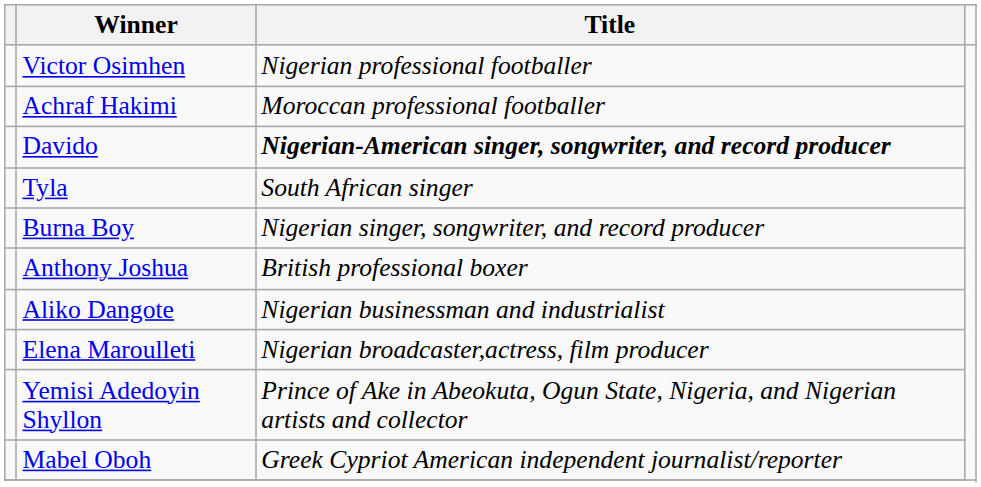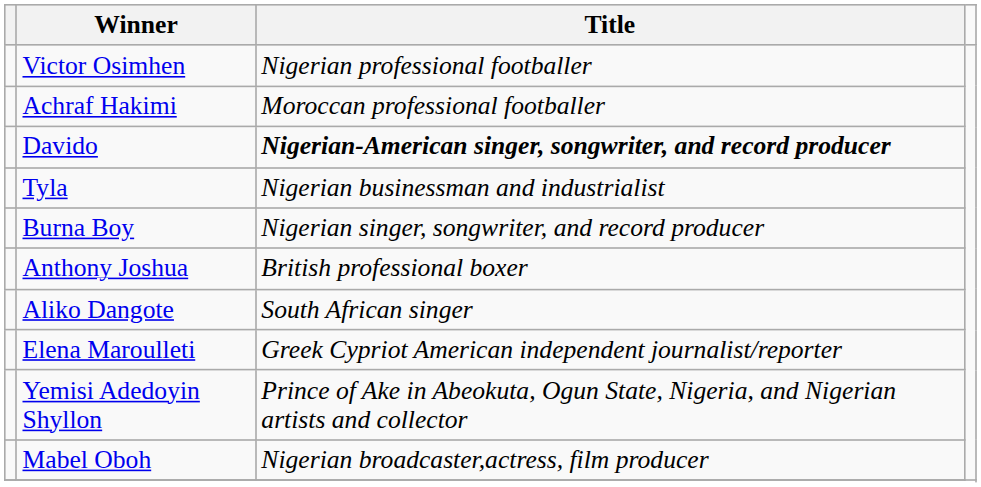(367, 187) South African singer -> (463, 187) Nigerian businessman and industrialist
(463, 308) Nigerian businessman and industrialist -> (367, 308) South African singer
(485, 349) Nigerian broadcaster,actress, film producer -> (552, 349) Greek Cypriot American independent journalist/reporter
(552, 459) Greek Cypriot American independent journalist/reporter -> (485, 459) Nigerian broadcaster,actress, film producer
